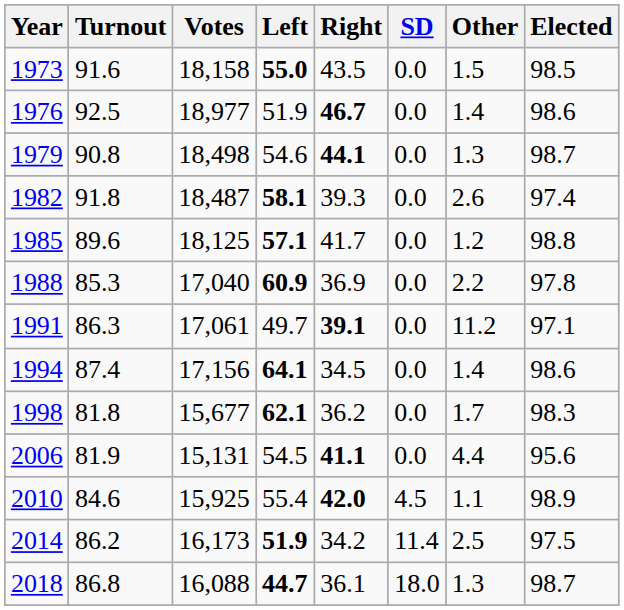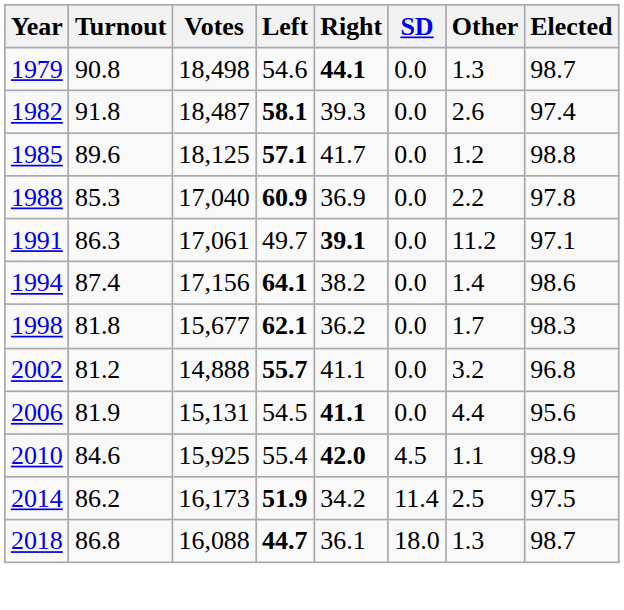- row: (37, 68)
- row: (37, 111)
(343, 368) 34.5 -> (343, 283) 38.2
+ row: (37, 368)
